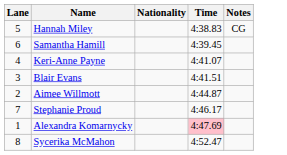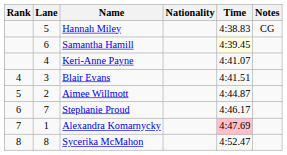+ column: (19, 12)
(206, 45) no background -> (235, 45) lightyellow background
